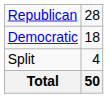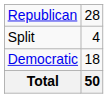rows swapped: (43, 37) <-> (21, 59)
